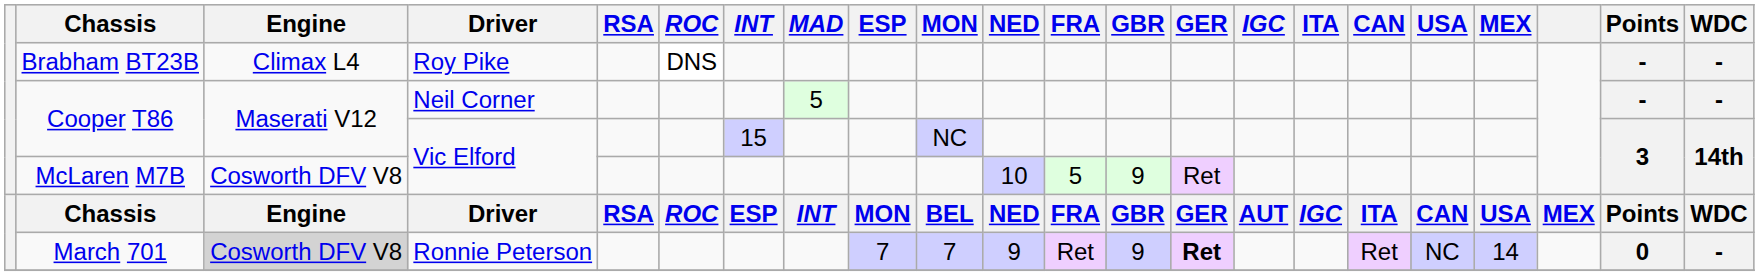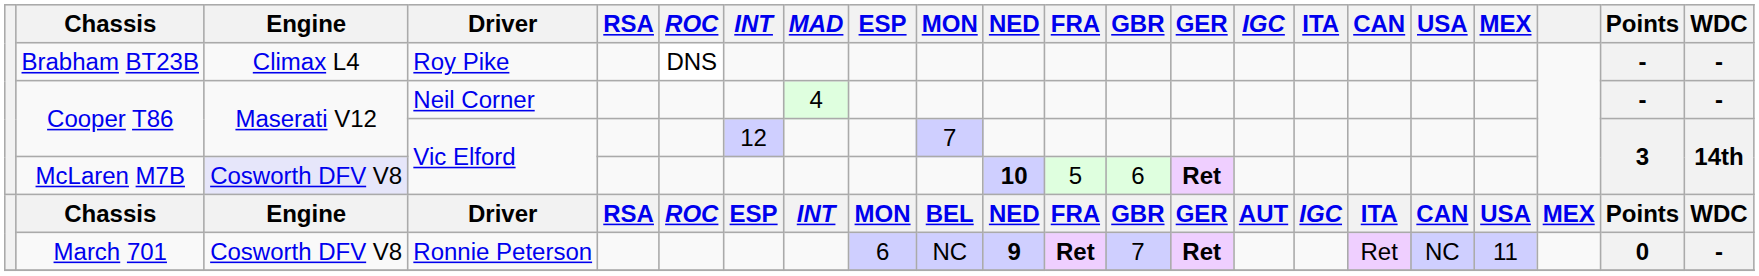(816, 100) 5 -> (816, 100) 4
(754, 138) 15 -> (754, 138) 12
(950, 138) NC -> (950, 138) 7
(306, 176) no background -> (306, 176) lavender background
(1014, 176) normal -> (1014, 176) bold
(1138, 176) 9 -> (1138, 176) 6
(1202, 176) normal -> (1202, 176) bold
(306, 252) lightgrey background -> (306, 252) no background
(883, 252) 7 -> (883, 252) 6
(950, 252) 7 -> (950, 252) NC
(1014, 252) normal -> (1014, 252) bold
(1075, 252) normal -> (1075, 252) bold
(1138, 252) 9 -> (1138, 252) 7
(1505, 252) 14 -> (1506, 252) 11
